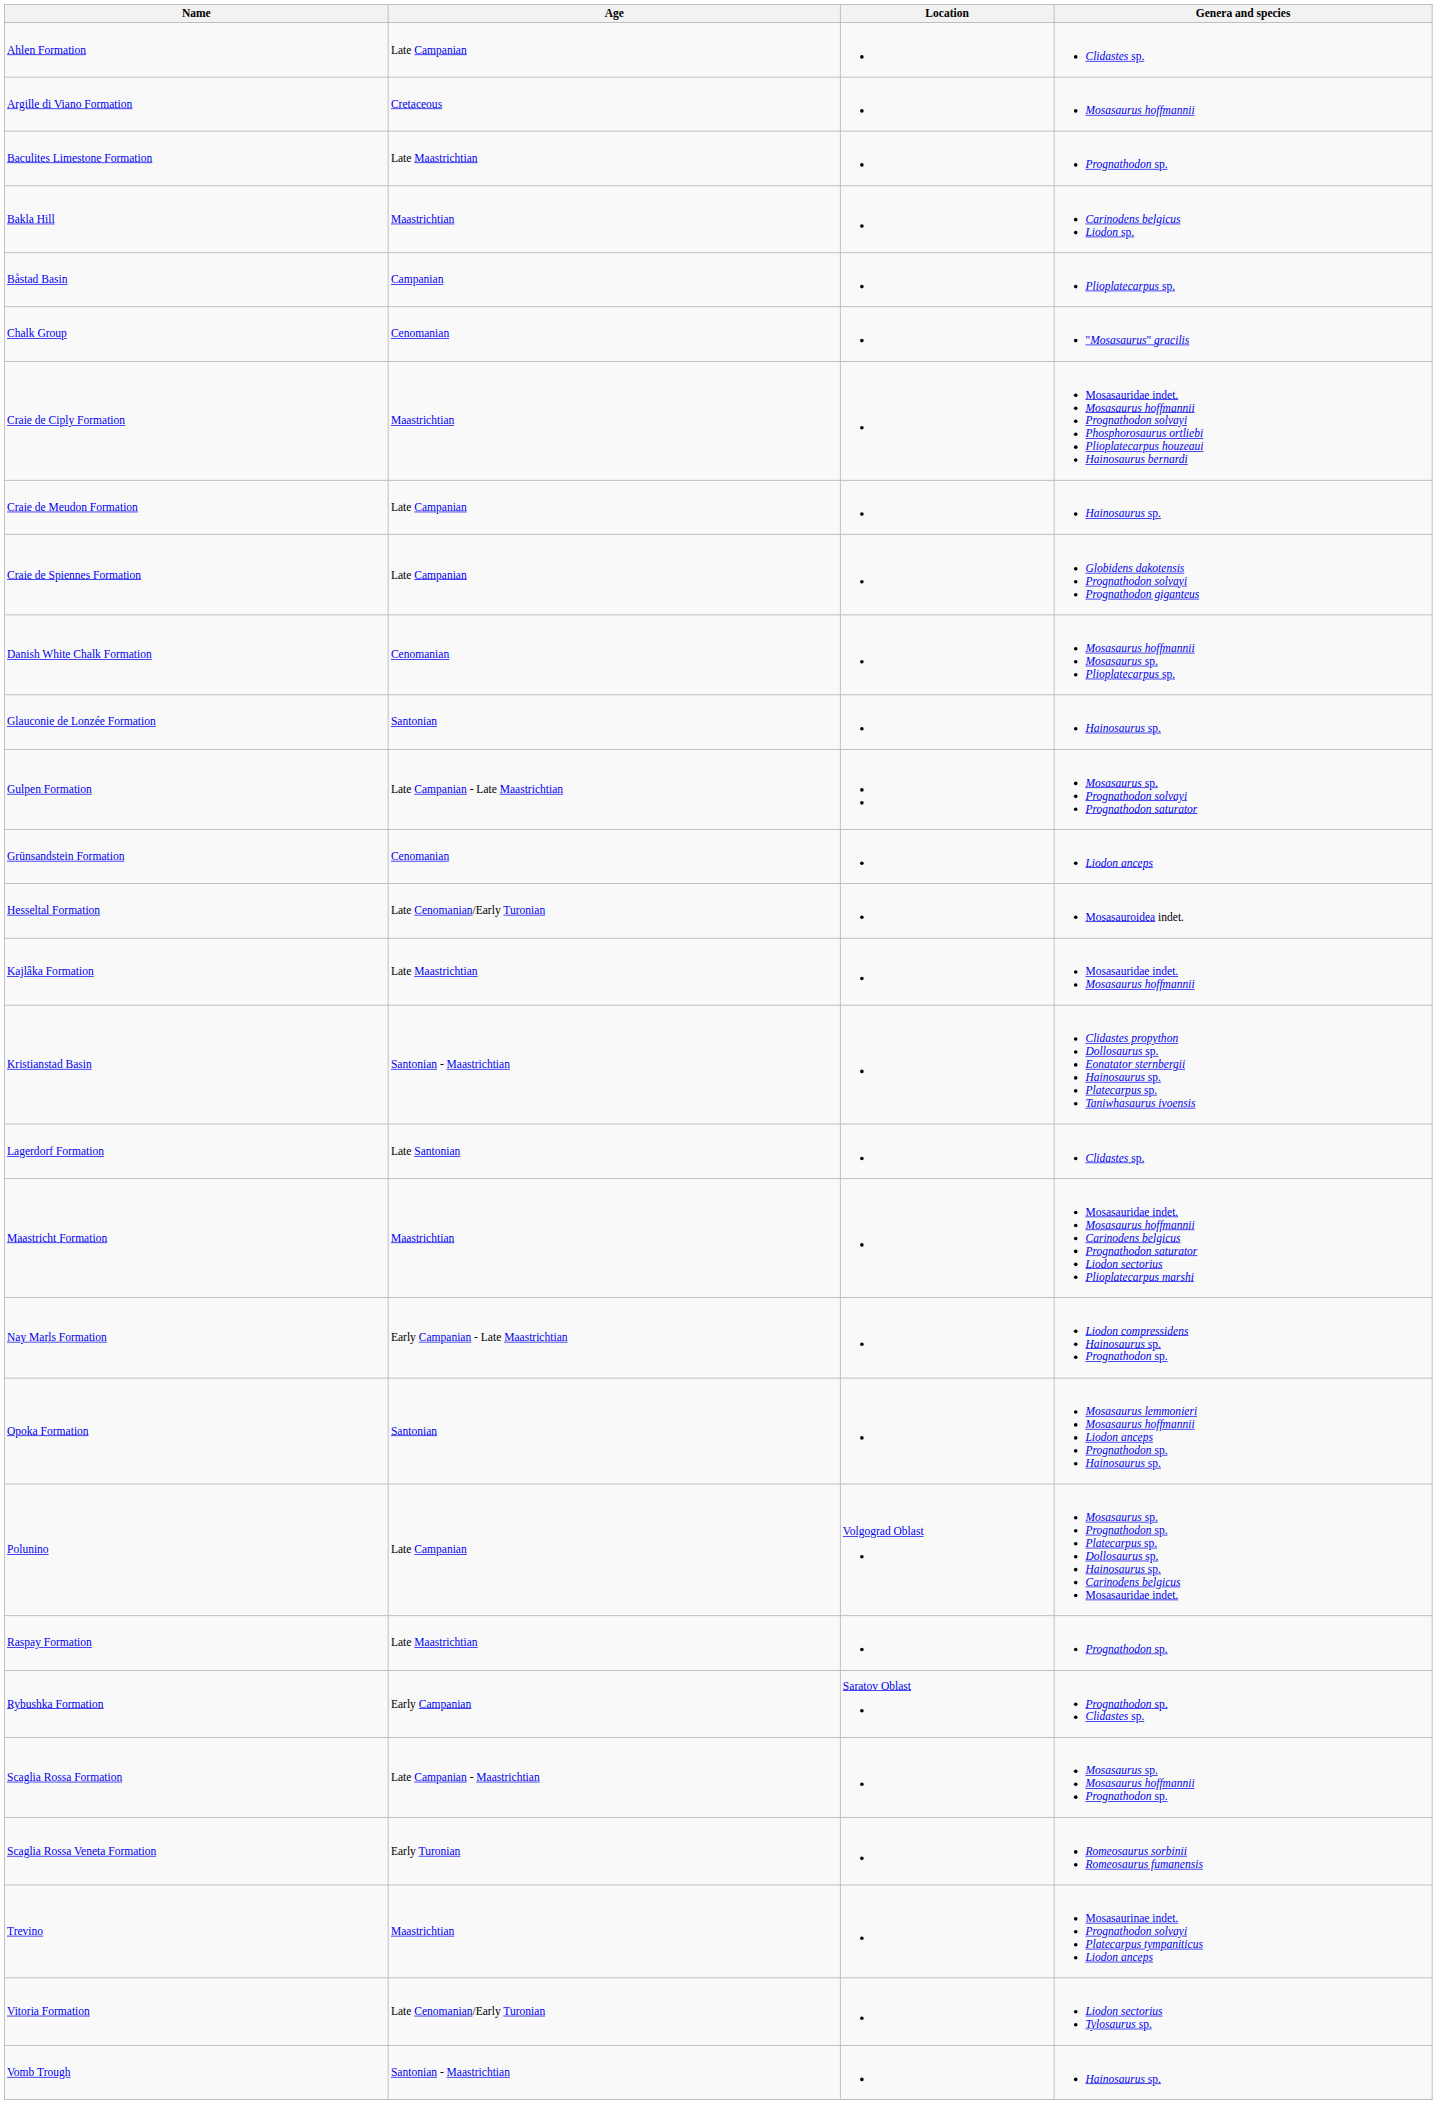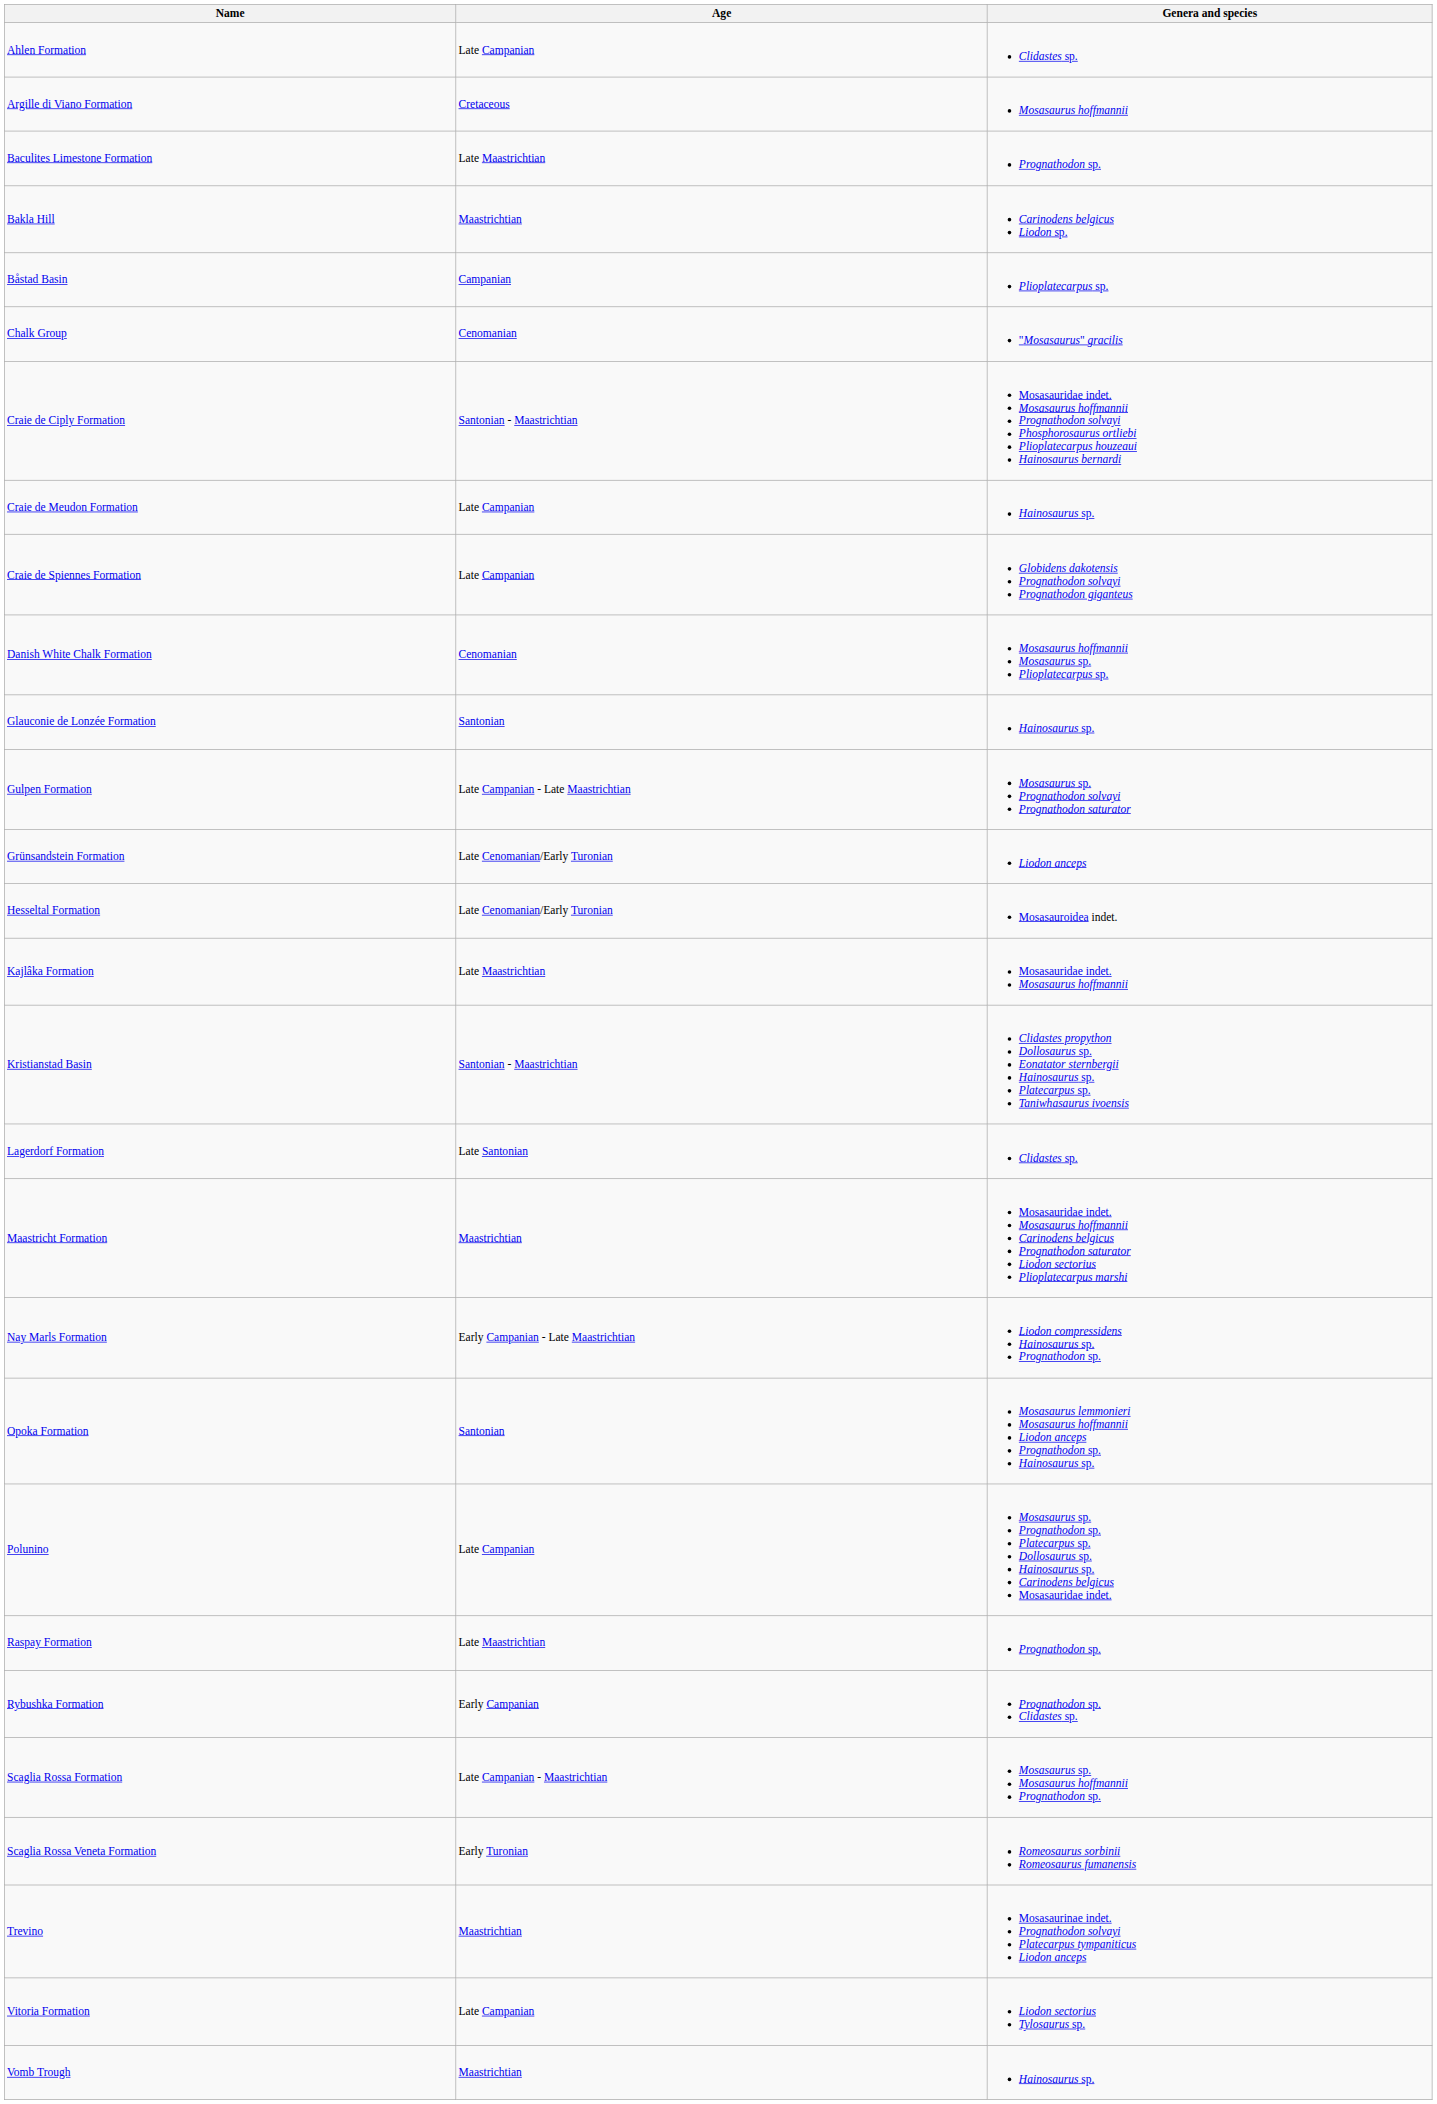- column: (947, 13)
(423, 420) Maastrichtian -> (518, 420) Santonian - Maastrichtian
(420, 856) Cenomanian -> (536, 856) Late Cenomanian/Early Turonian
(468, 2011) Late Cenomanian/Early Turonian -> (496, 2011) Late Campanian
(450, 2072) Santonian - Maastrichtian -> (490, 2072) Maastrichtian
